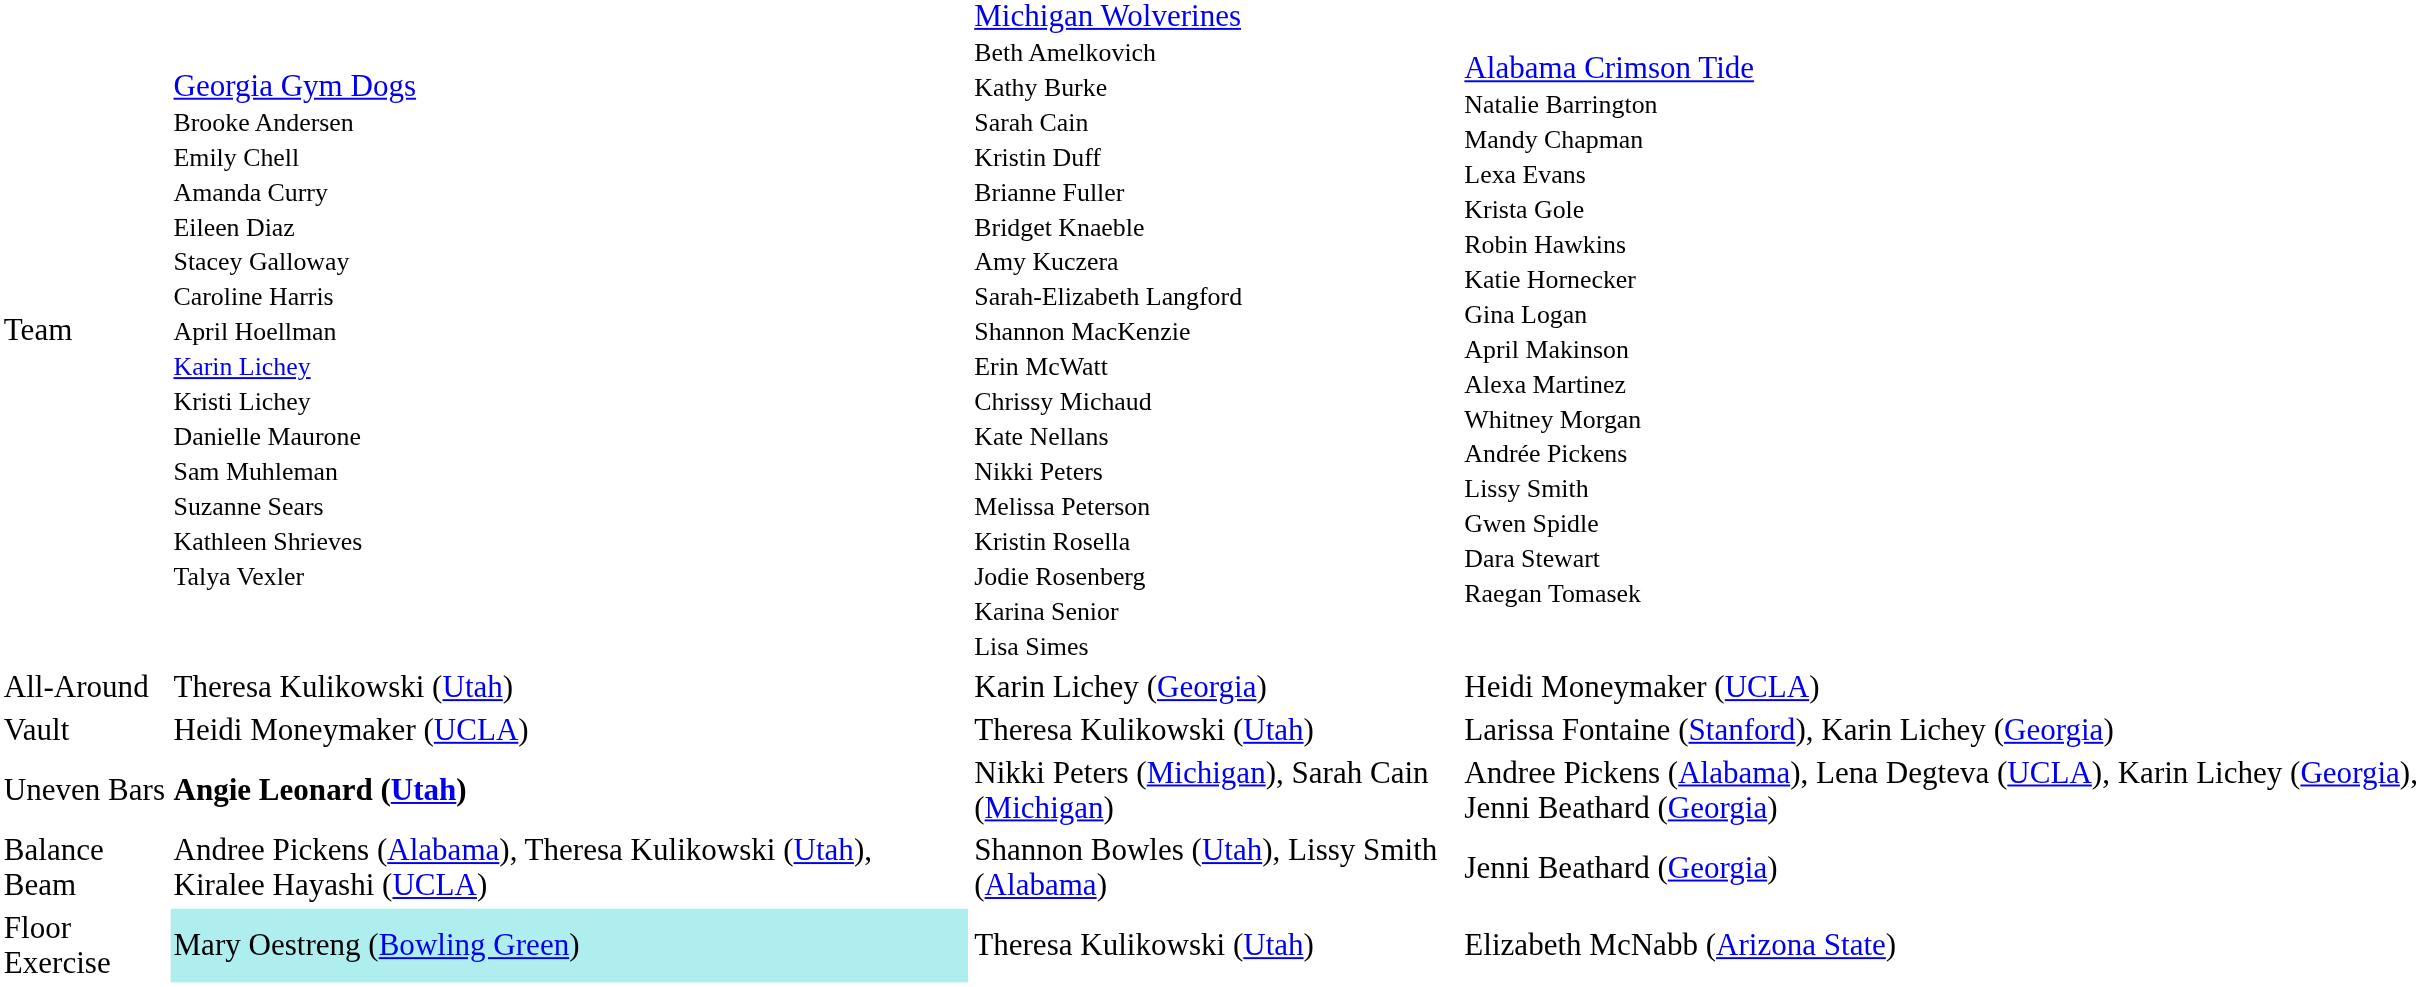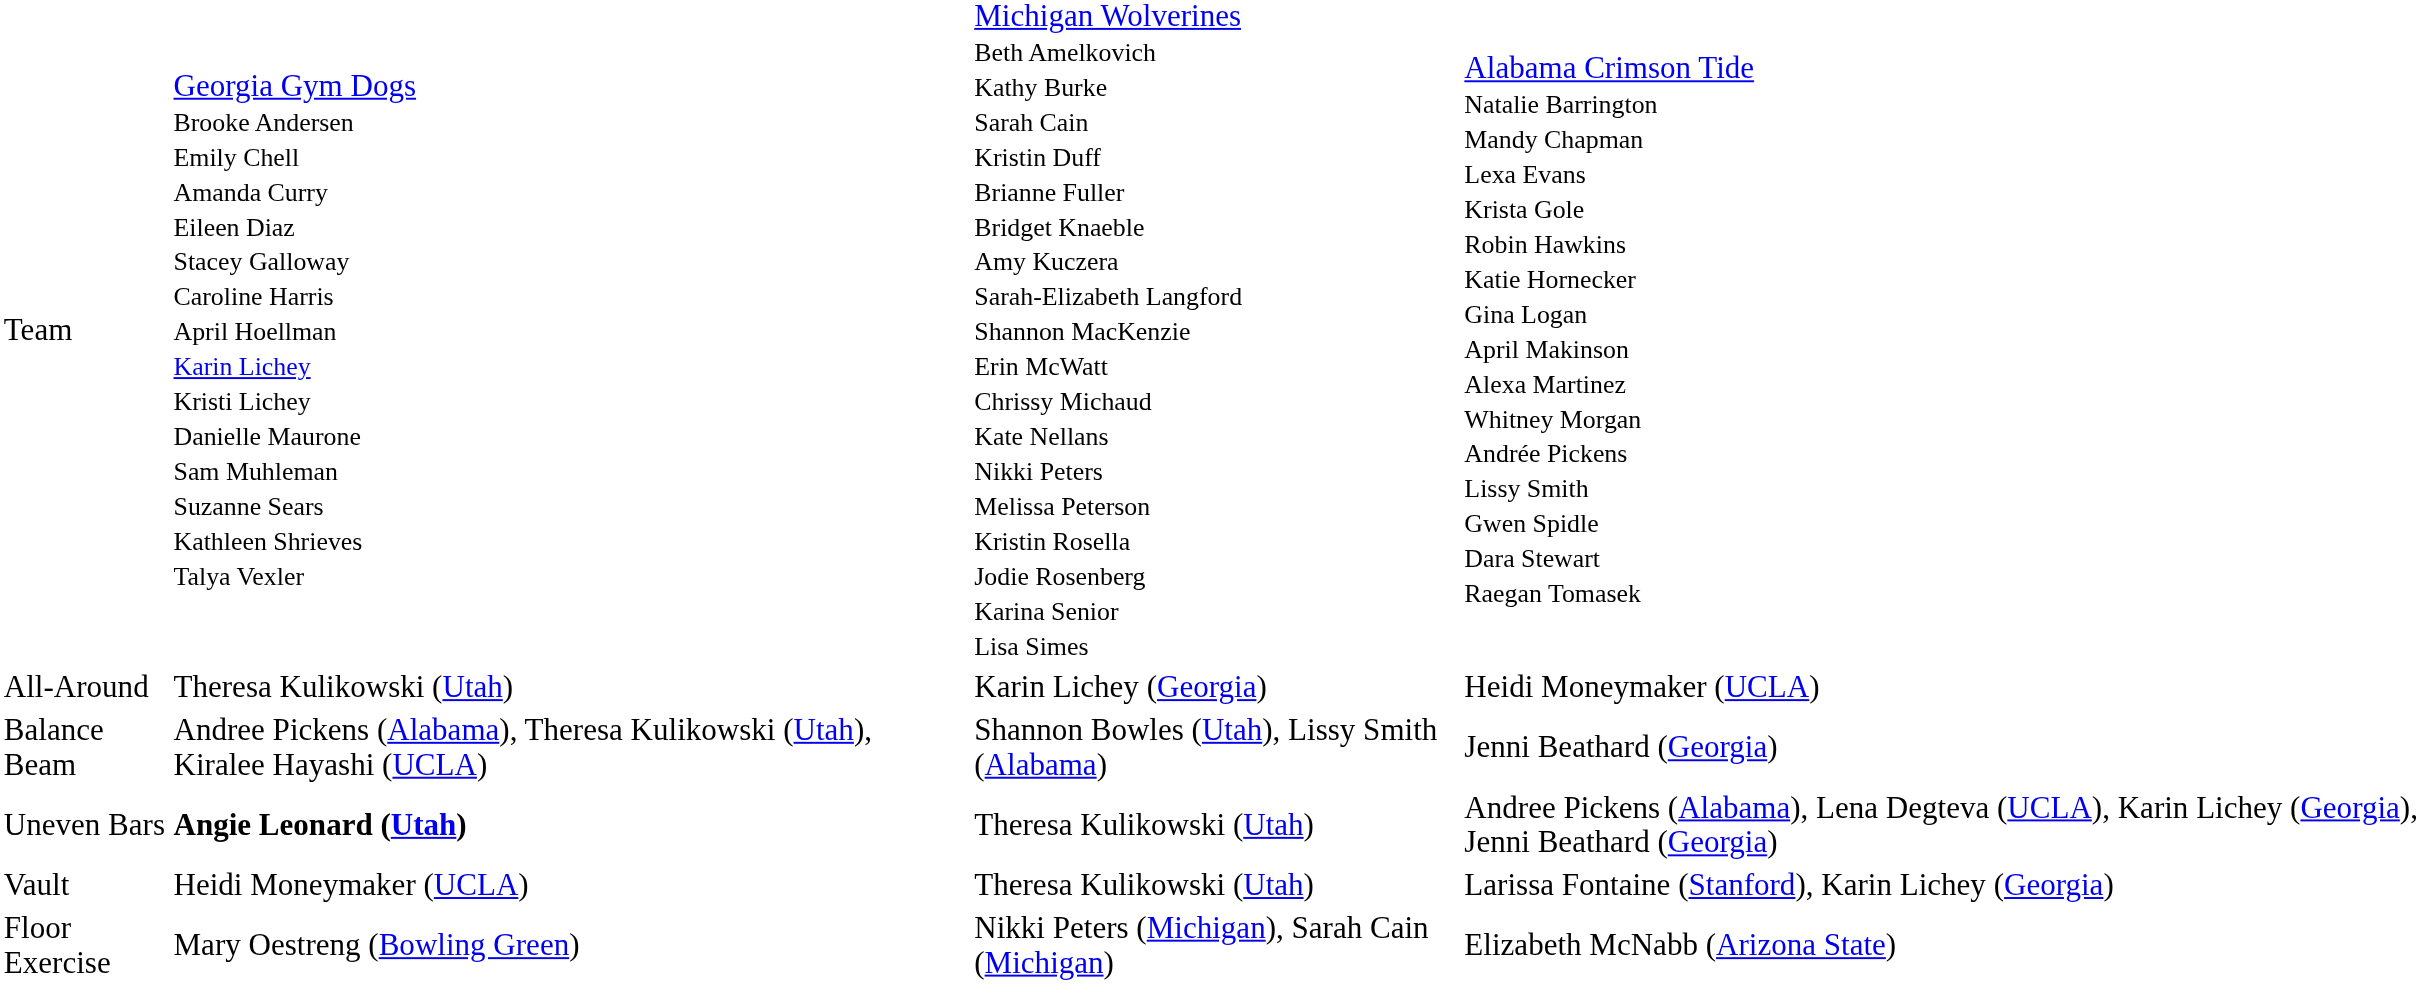rows swapped: (37, 729) <-> (54, 867)
(1201, 789) Nikki Peters (Michigan), Sarah Cain (Michigan) -> (1144, 824) Theresa Kulikowski (Utah)
(377, 945) paleturquoise background -> (377, 945) no background
(1144, 945) Theresa Kulikowski (Utah) -> (1201, 945) Nikki Peters (Michigan), Sarah Cain (Michigan)
